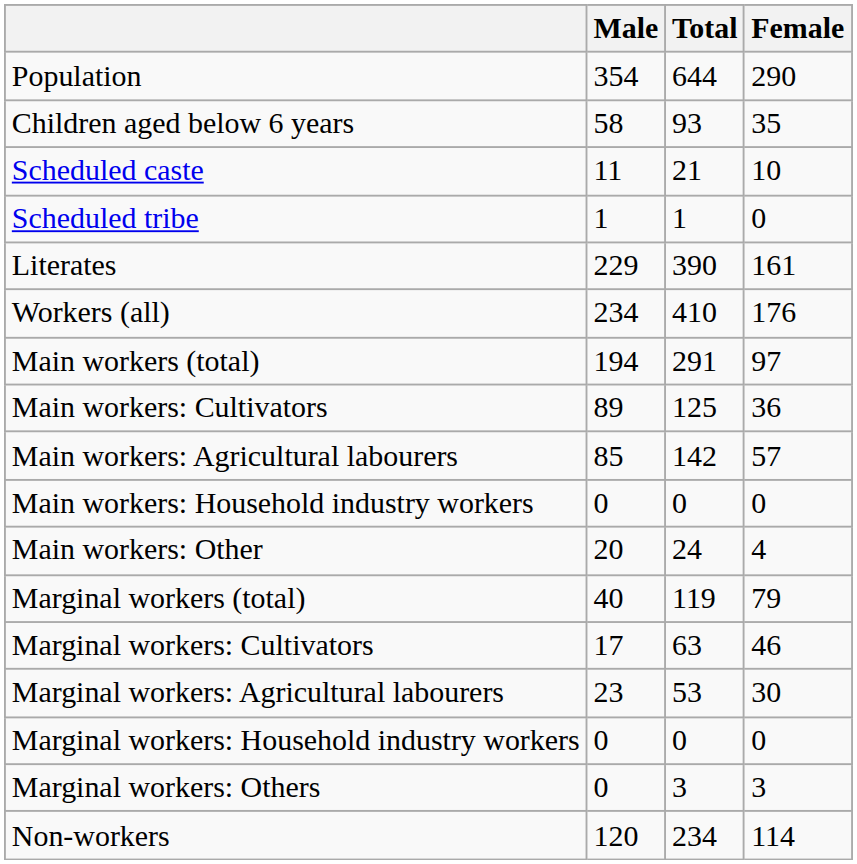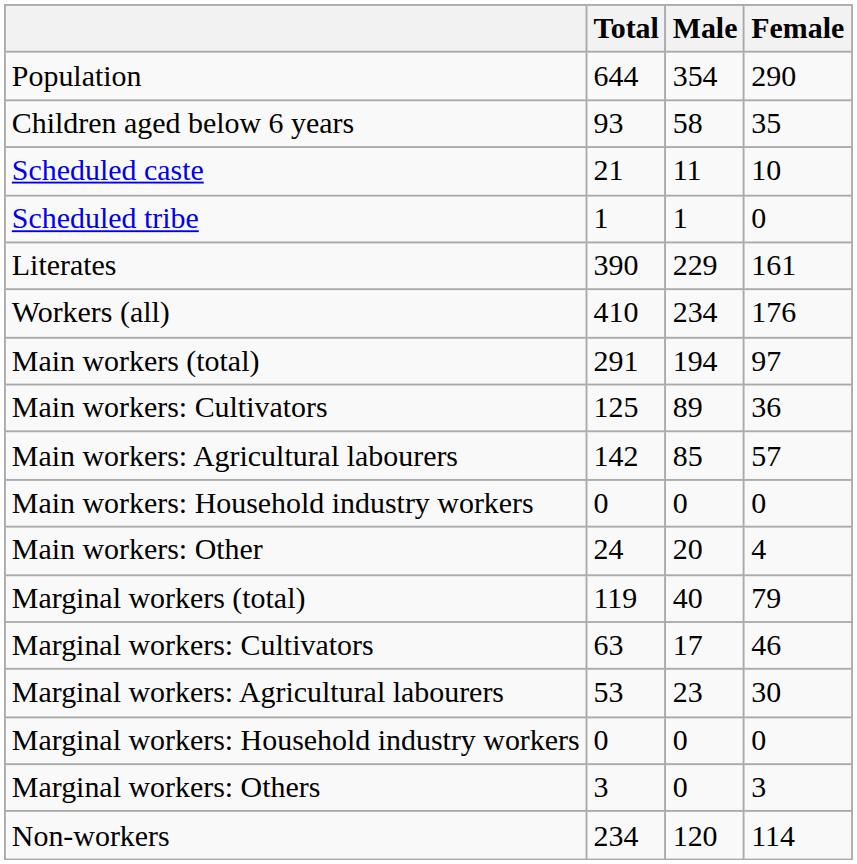columns swapped: (705, 28) <-> (626, 28)
